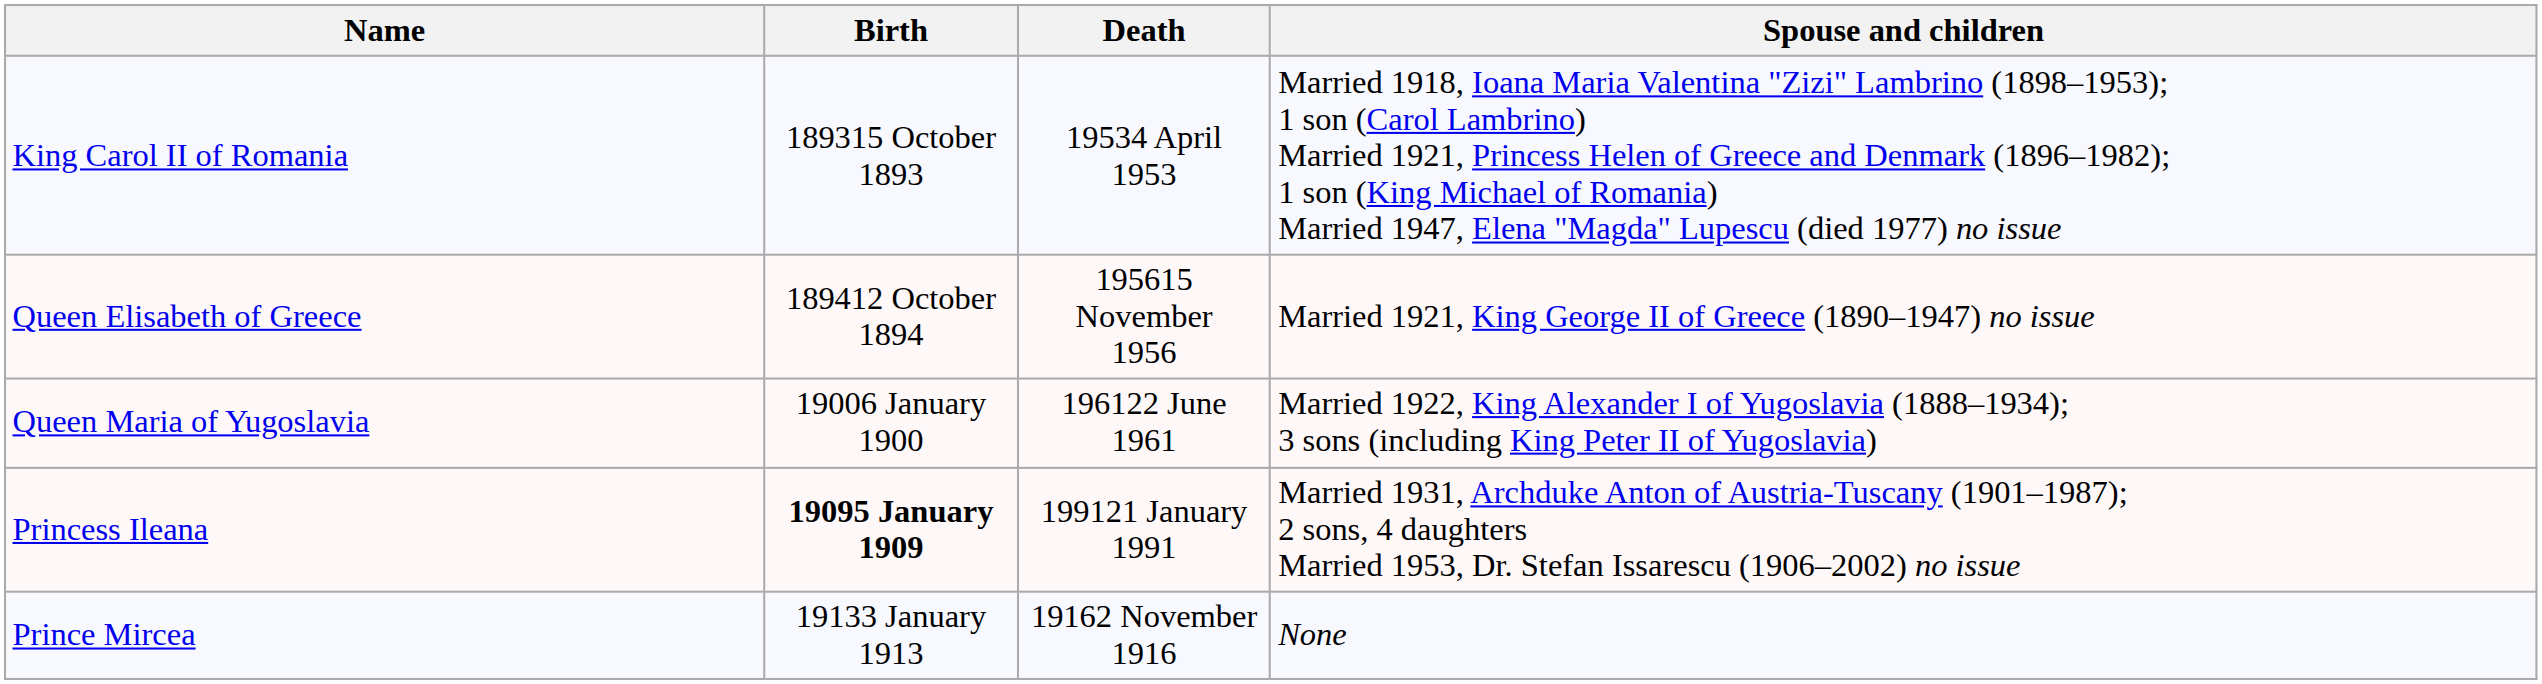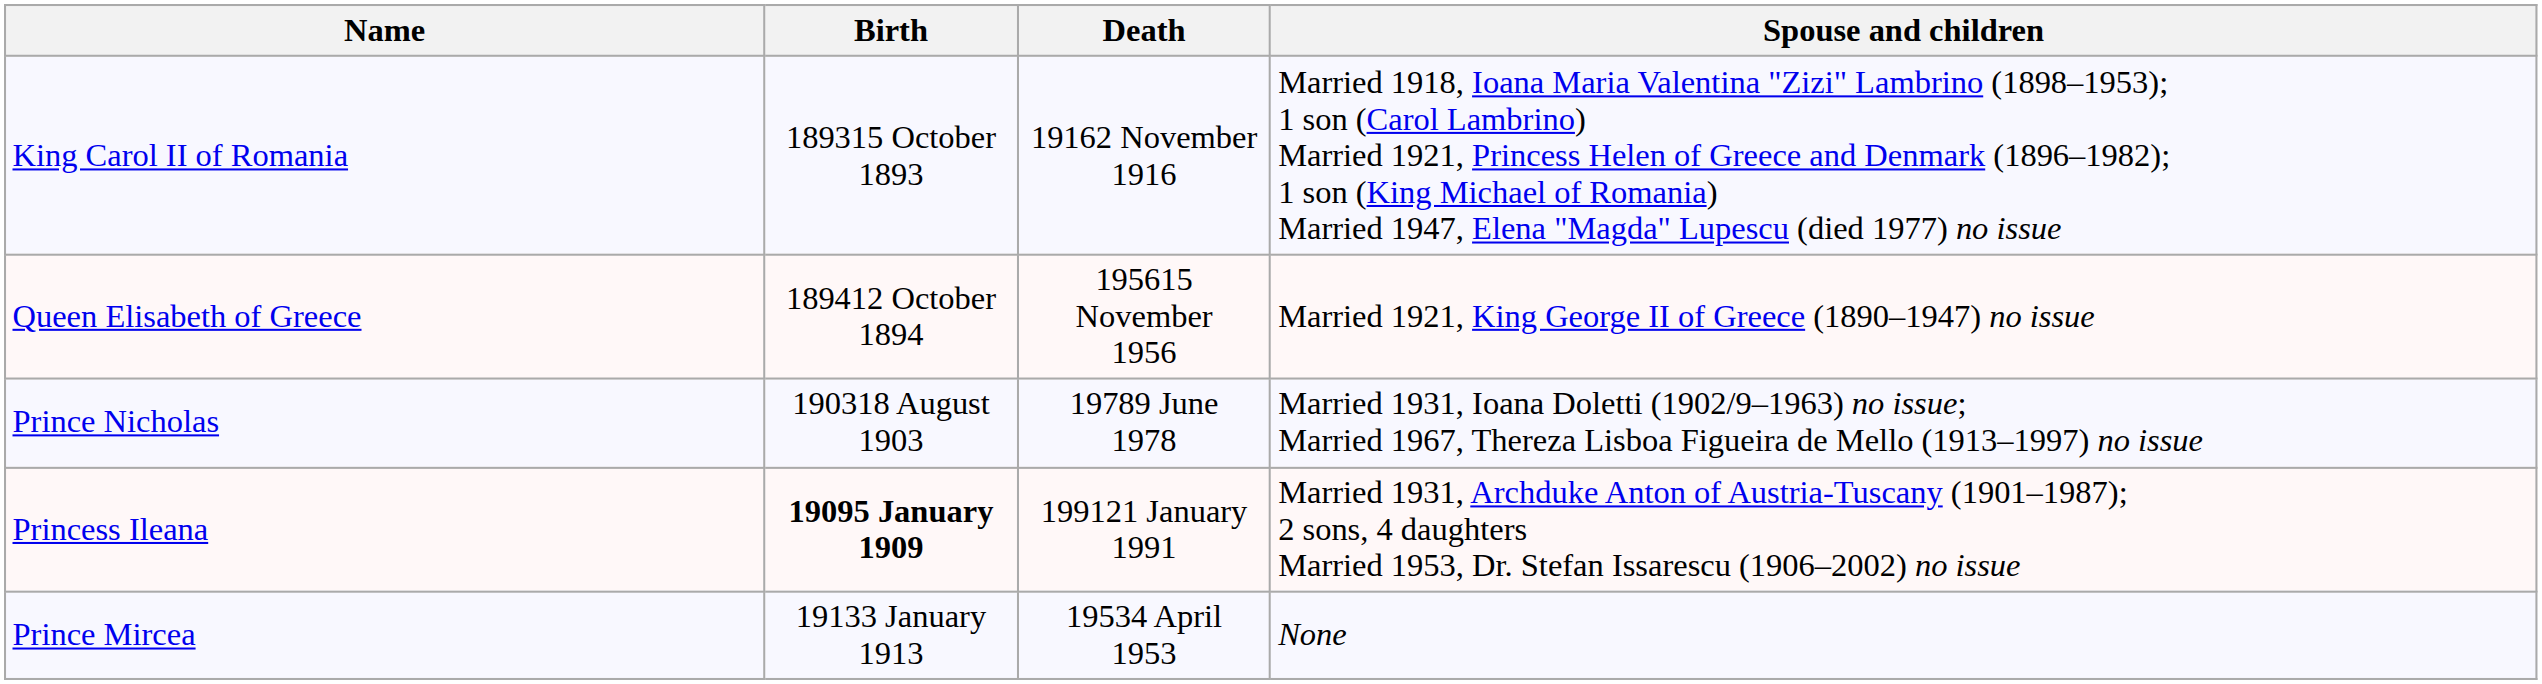(1144, 154) 19534 April 1953 -> (1144, 154) 19162 November 1916
- row: (191, 422)
+ row: (116, 422)
(1144, 634) 19162 November 1916 -> (1144, 634) 19534 April 1953
